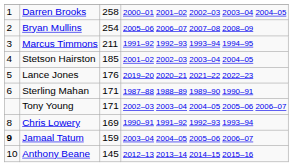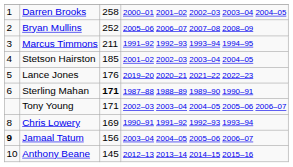(111, 28) 254 -> (111, 28) 252
(111, 91) normal -> (111, 91) bold
(111, 138) 159 -> (111, 138) 156
